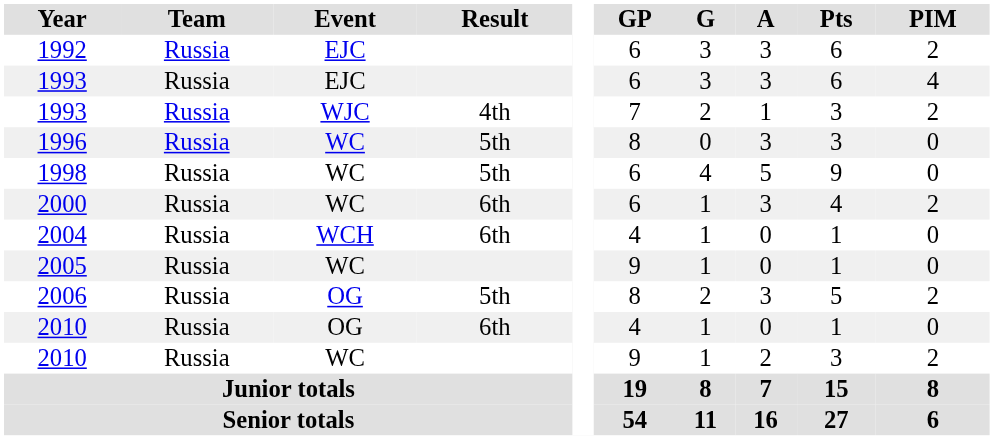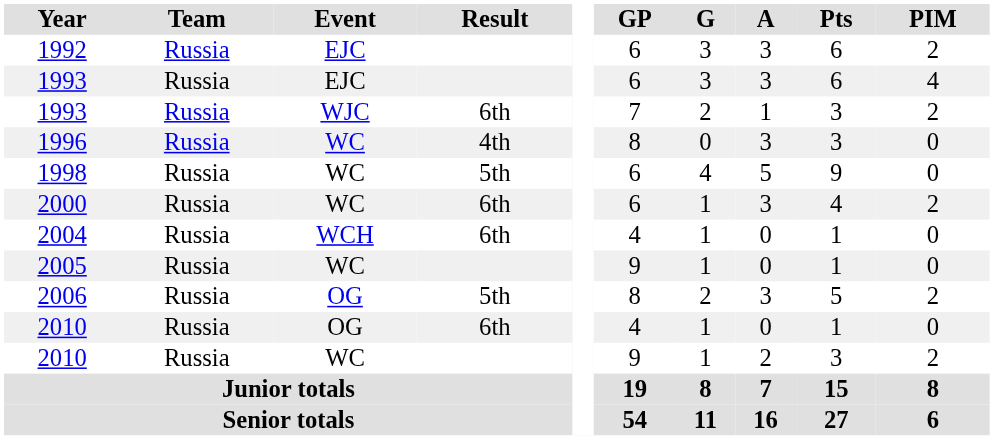(495, 111) 4th -> (495, 111) 6th
(495, 142) 5th -> (495, 142) 4th
